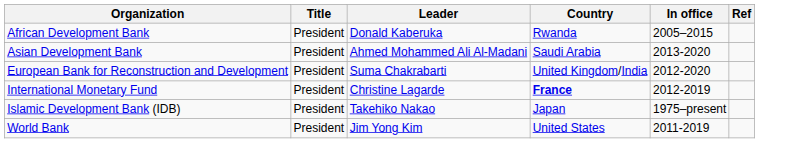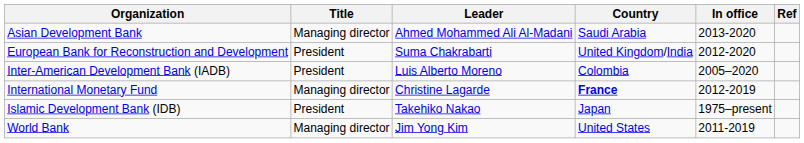- row: (78, 33)
(319, 52) President -> (342, 33) Managing director
+ row: (119, 71)
(319, 90) President -> (342, 90) Managing director
(319, 128) President -> (342, 128) Managing director
